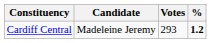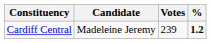(169, 30) 293 -> (169, 30) 239
